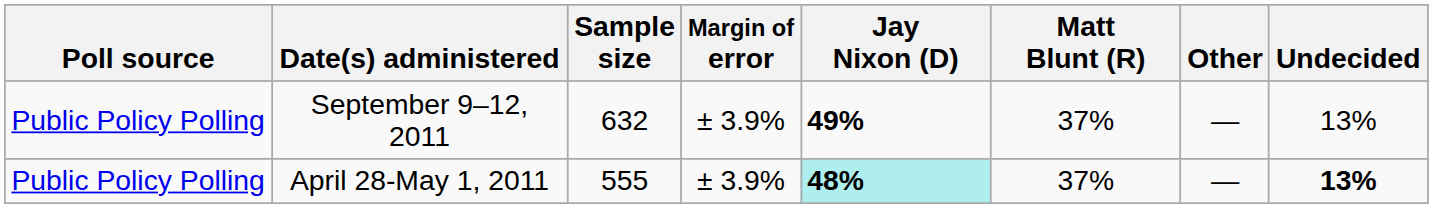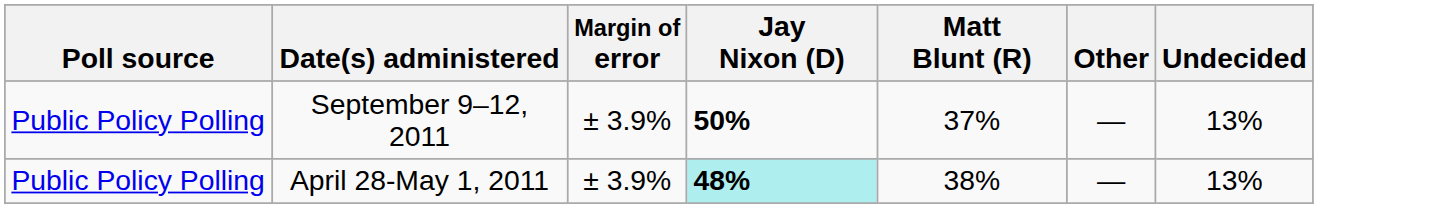- column: (625, 42)
(836, 119) 49% -> (722, 119) 50%
(1086, 180) 37% -> (972, 180) 38%
(1348, 180) bold -> (1234, 180) normal
